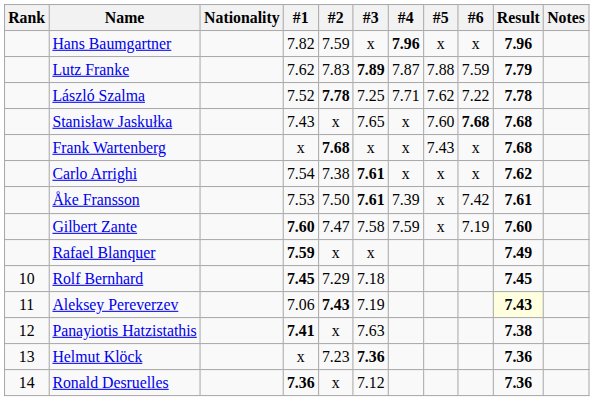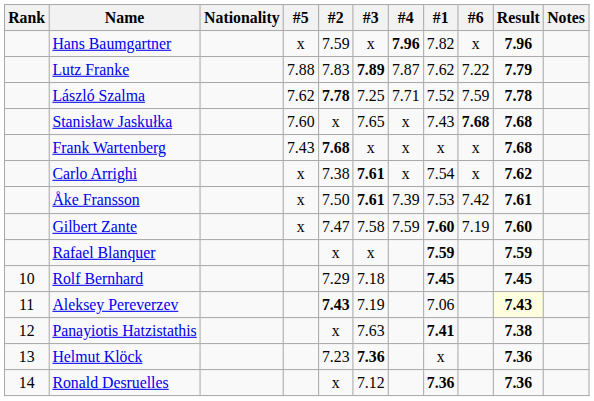columns swapped: (301, 17) <-> (441, 17)
(476, 69) 7.59 -> (476, 69) 7.22
(476, 95) 7.22 -> (476, 95) 7.59
(518, 252) 7.49 -> (518, 252) 7.59
